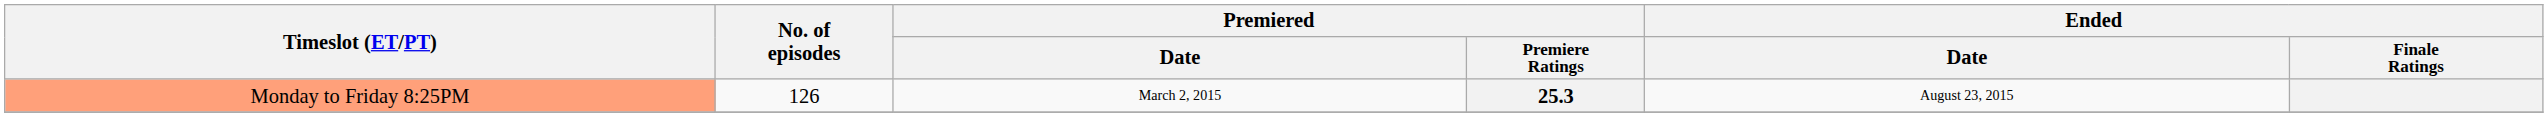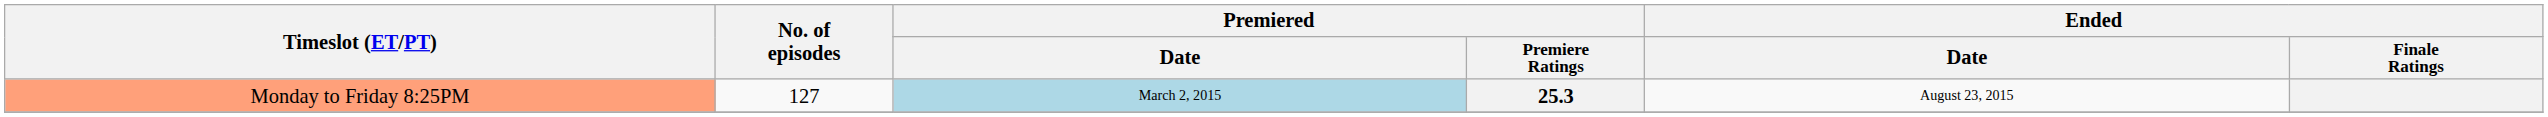(804, 95) 126 -> (804, 95) 127
(1180, 96) no background -> (1180, 96) lightblue background
